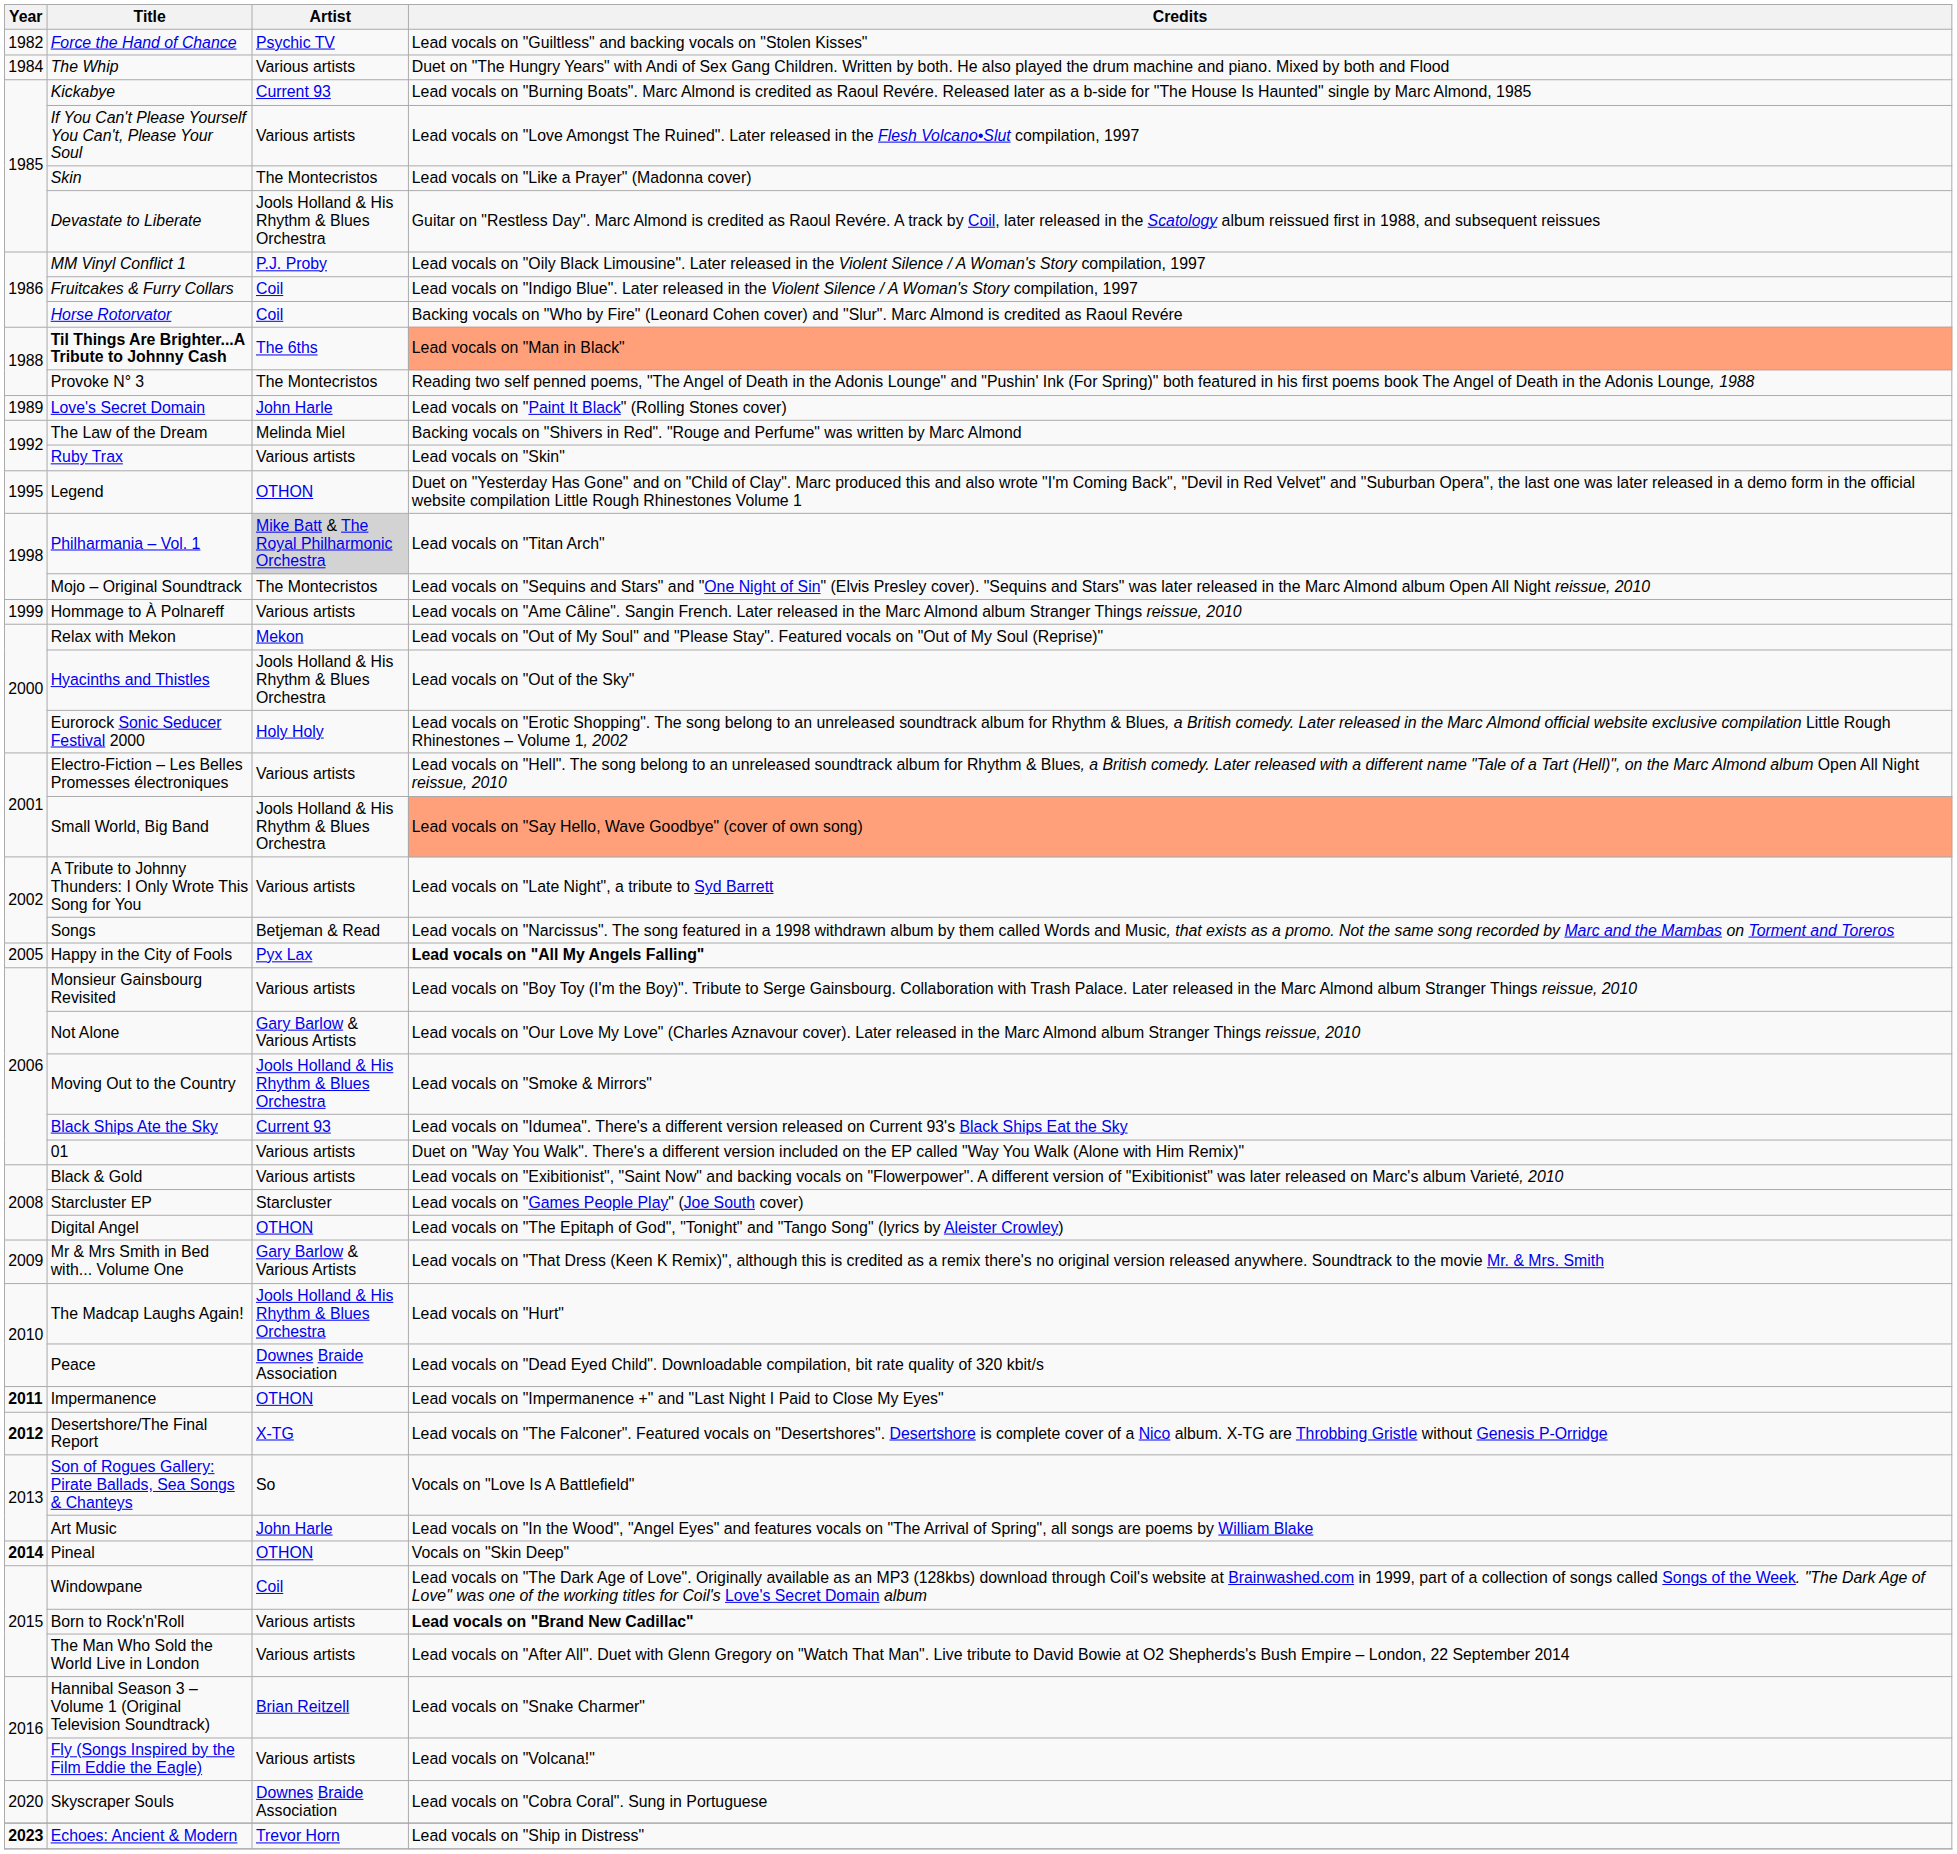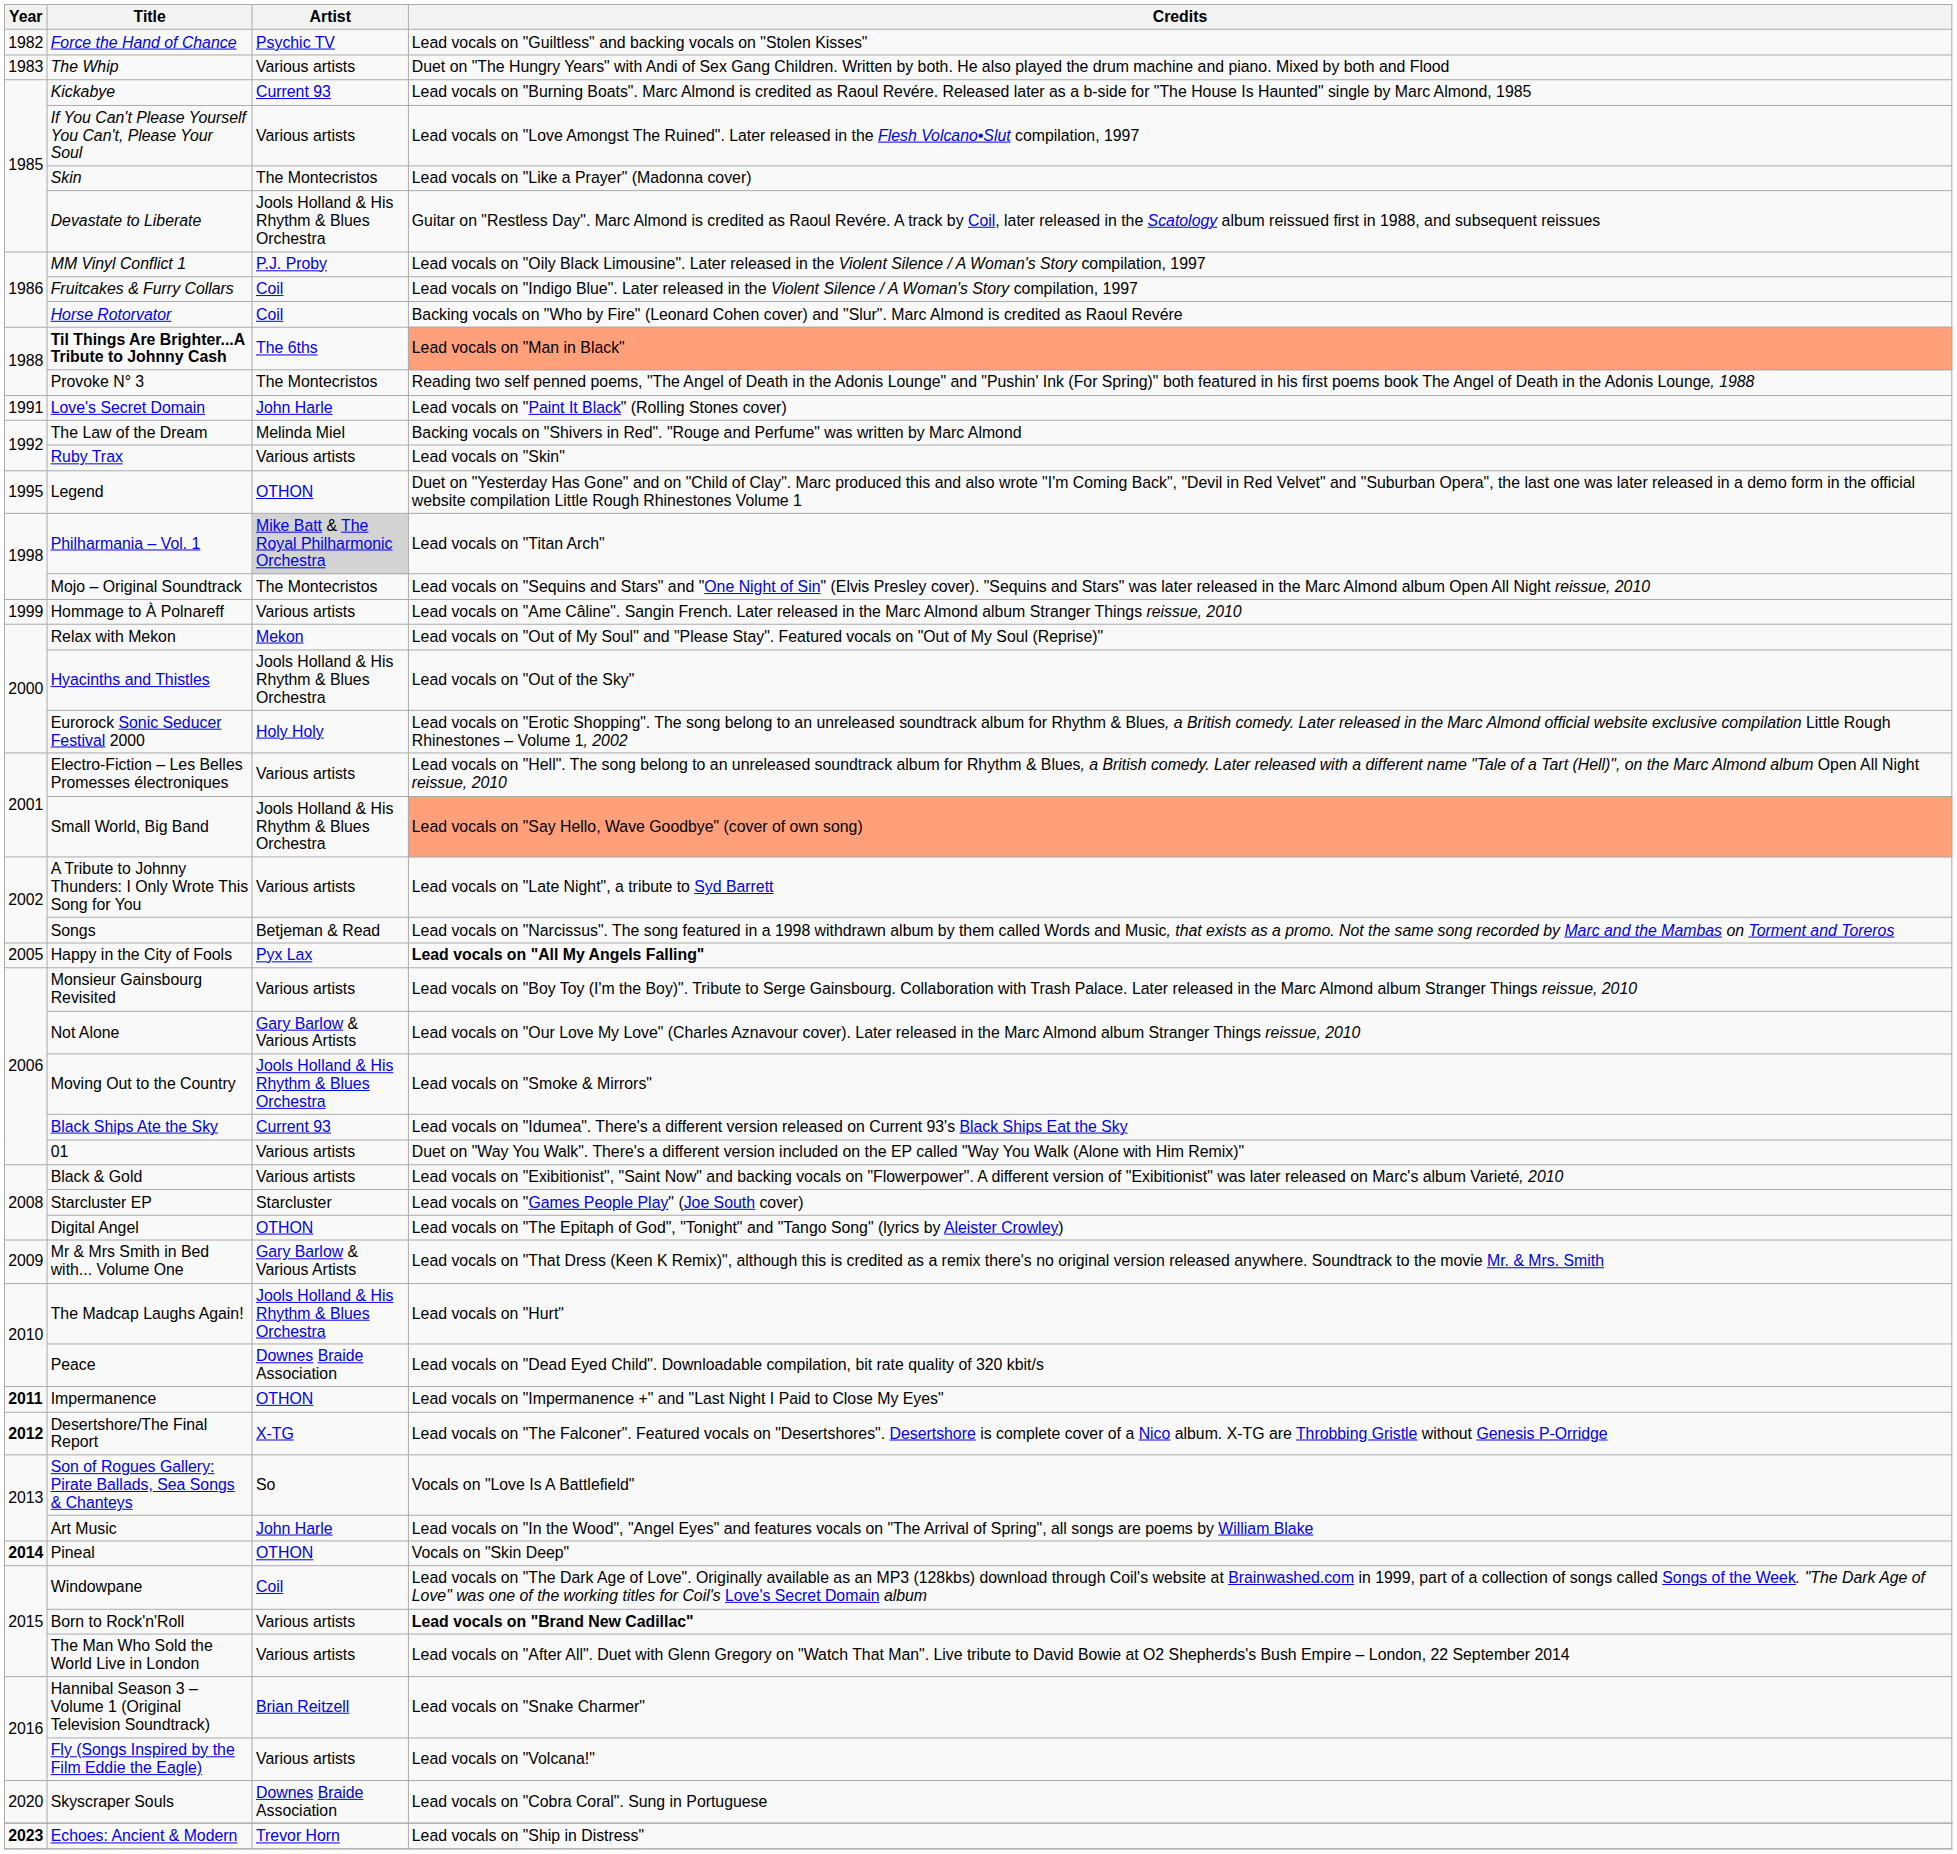(26, 67) 1984 -> (26, 67) 1983
(26, 407) 1989 -> (26, 407) 1991
